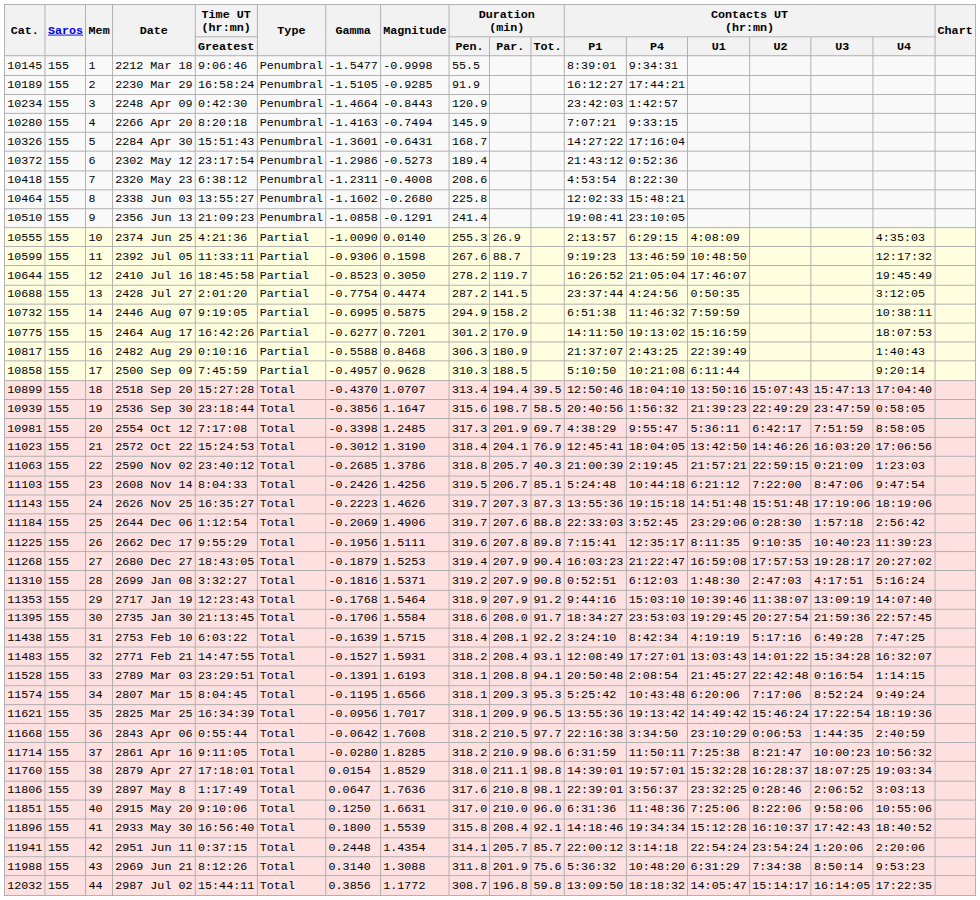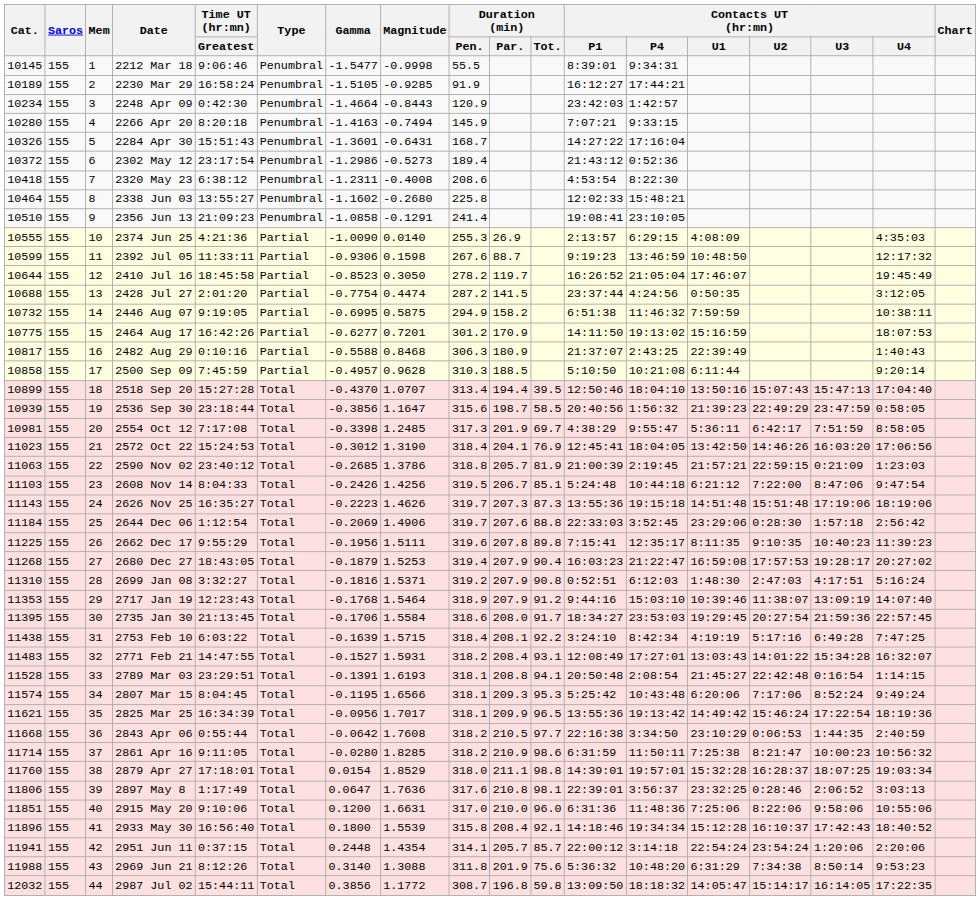(547, 466) 40.3 -> (547, 466) 81.9
(350, 809) 0.1250 -> (350, 809) 0.1200
